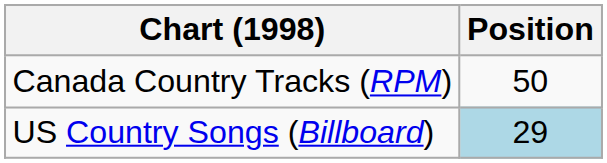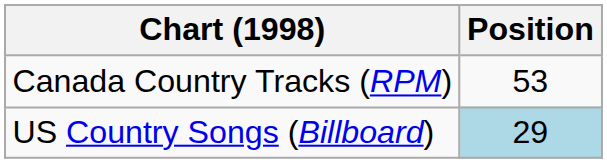(530, 81) 50 -> (530, 81) 53
